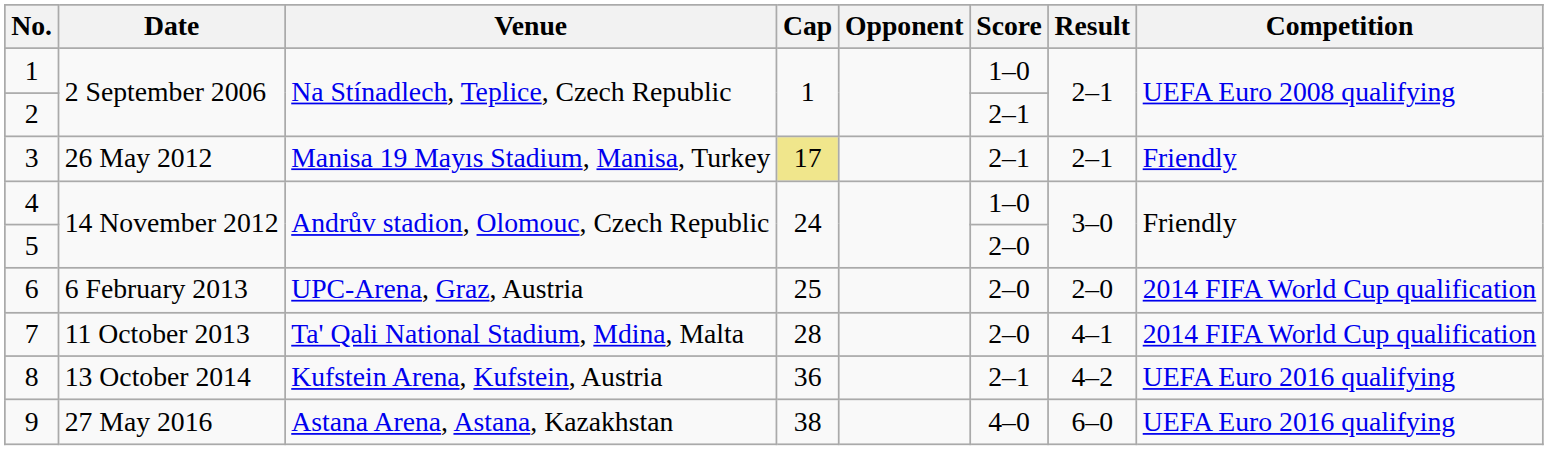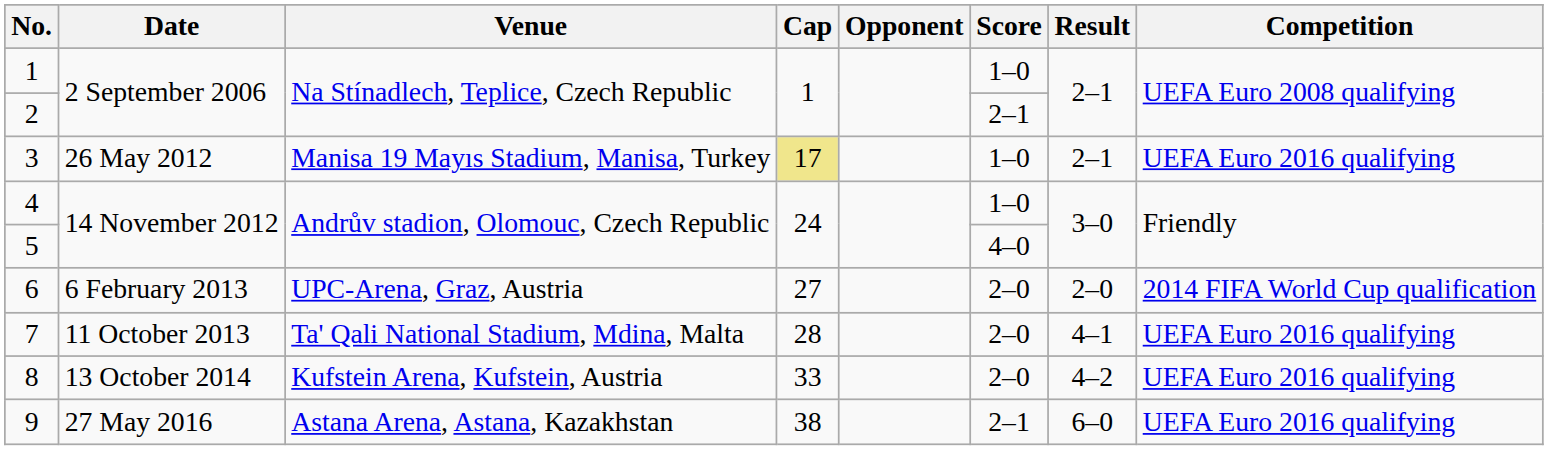(1009, 158) 2–1 -> (1009, 158) 1–0
(1190, 158) Friendly -> (1299, 158) UEFA Euro 2016 qualifying
(1009, 245) 2–0 -> (1009, 245) 4–0
(808, 289) 25 -> (808, 289) 27
(1339, 333) 2014 FIFA World Cup qualification -> (1299, 333) UEFA Euro 2016 qualifying
(808, 377) 36 -> (808, 377) 33
(1009, 377) 2–1 -> (1009, 377) 2–0
(1009, 421) 4–0 -> (1009, 421) 2–1
